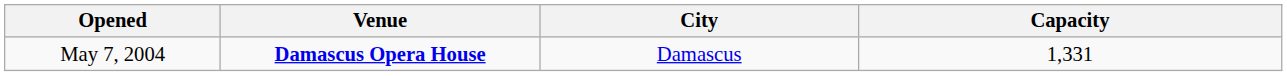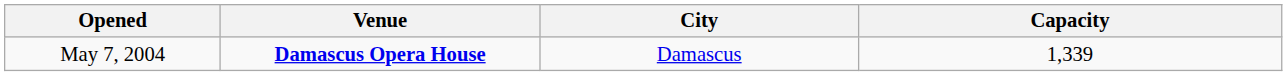(1070, 53) 1,331 -> (1070, 53) 1,339
